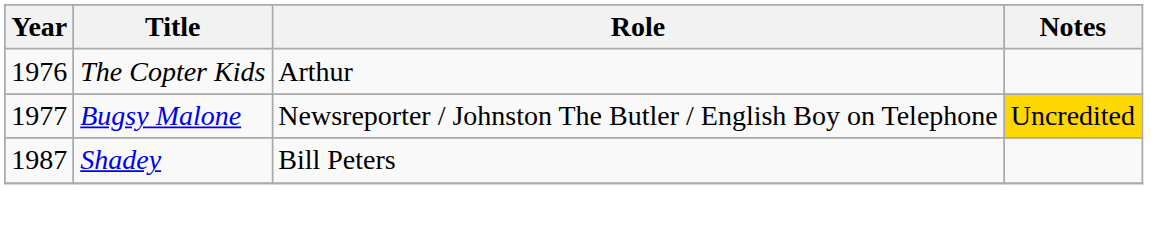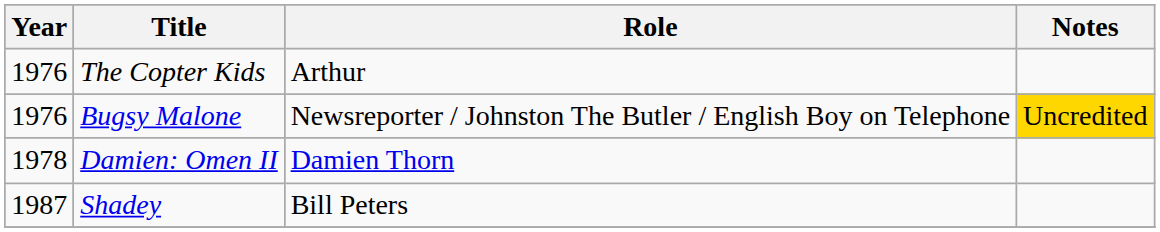(39, 115) 1977 -> (39, 115) 1976
+ row: (179, 159)
